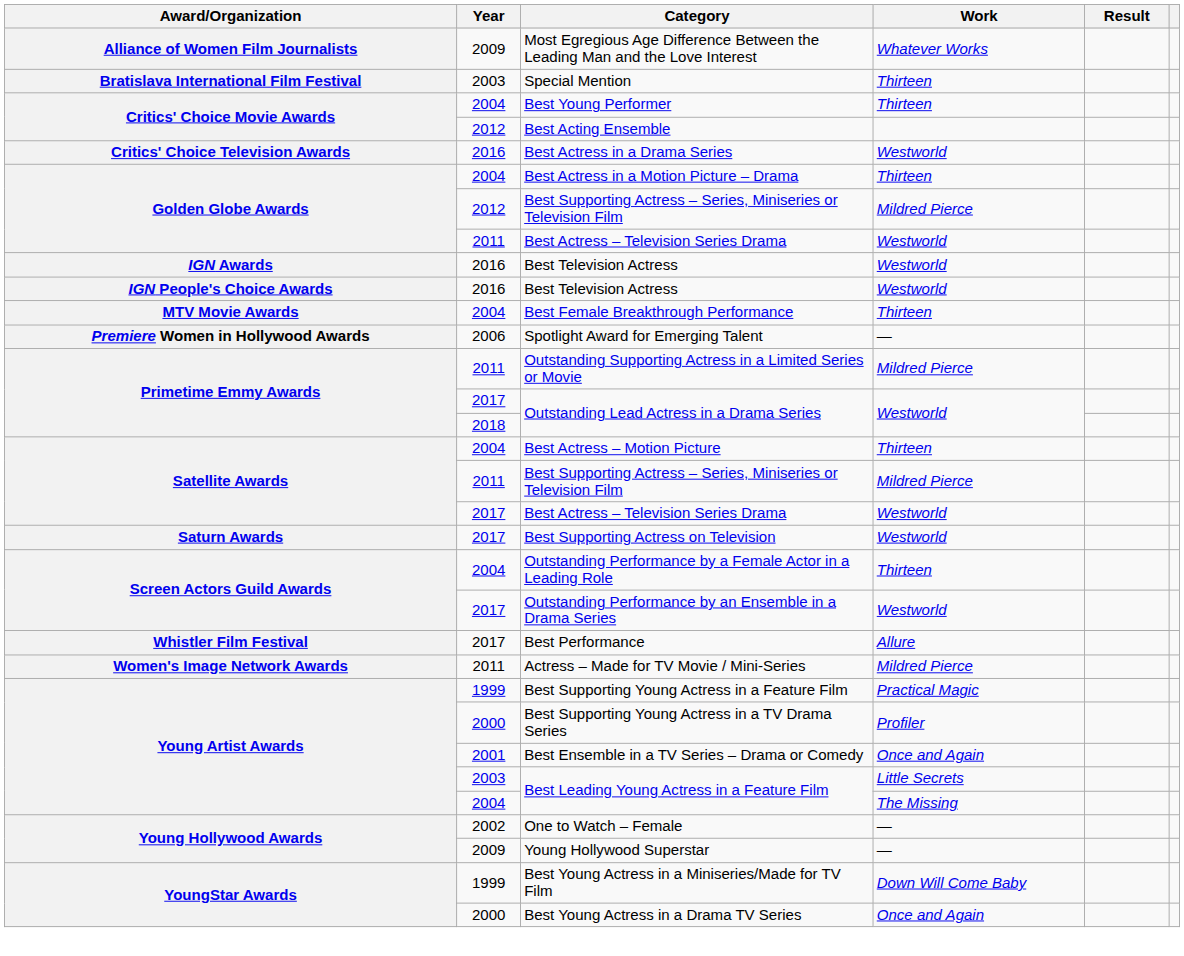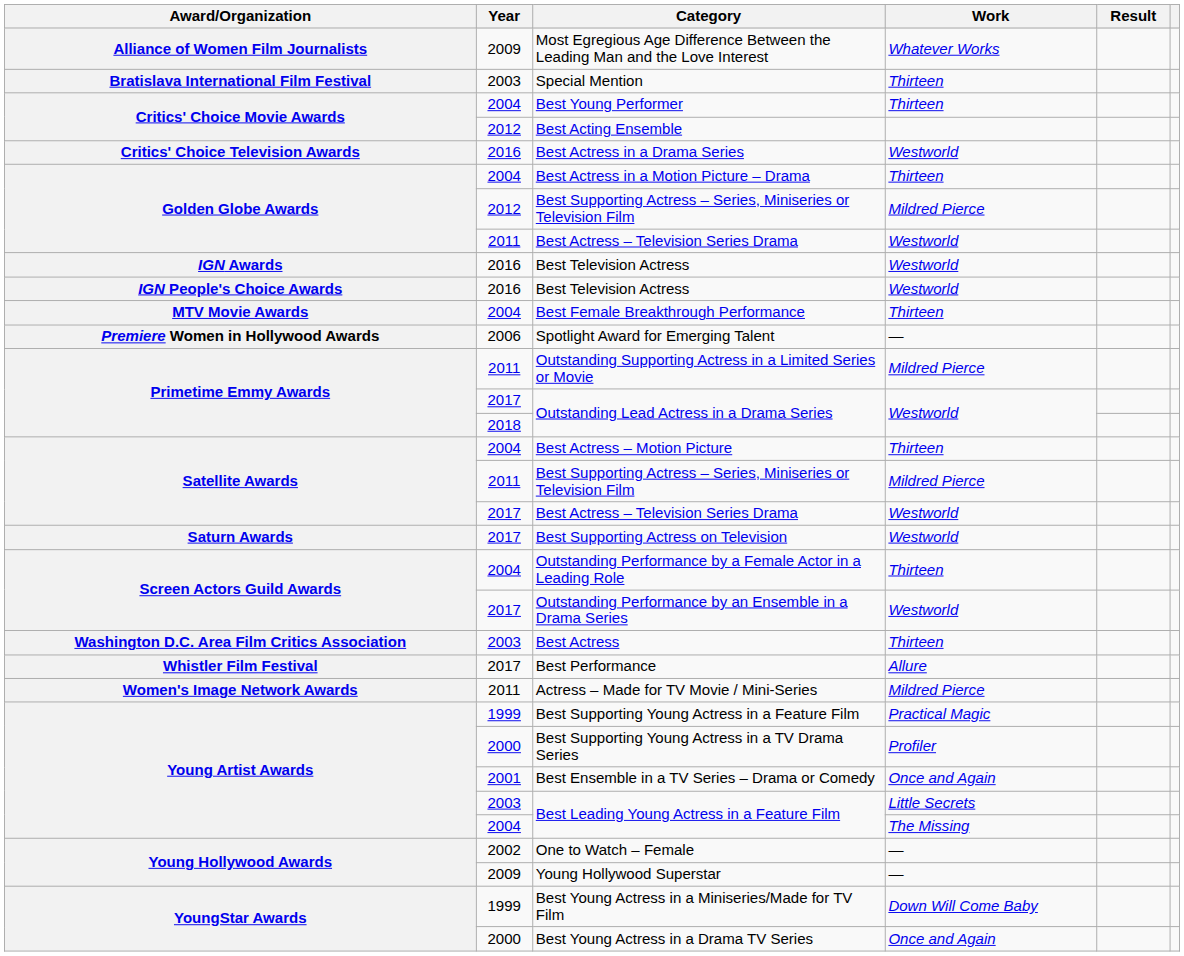+ row: (240, 642)
